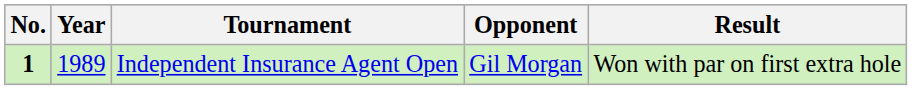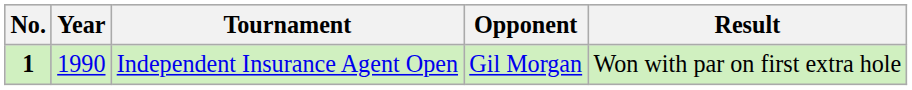(81, 64) 1989 -> (81, 64) 1990
